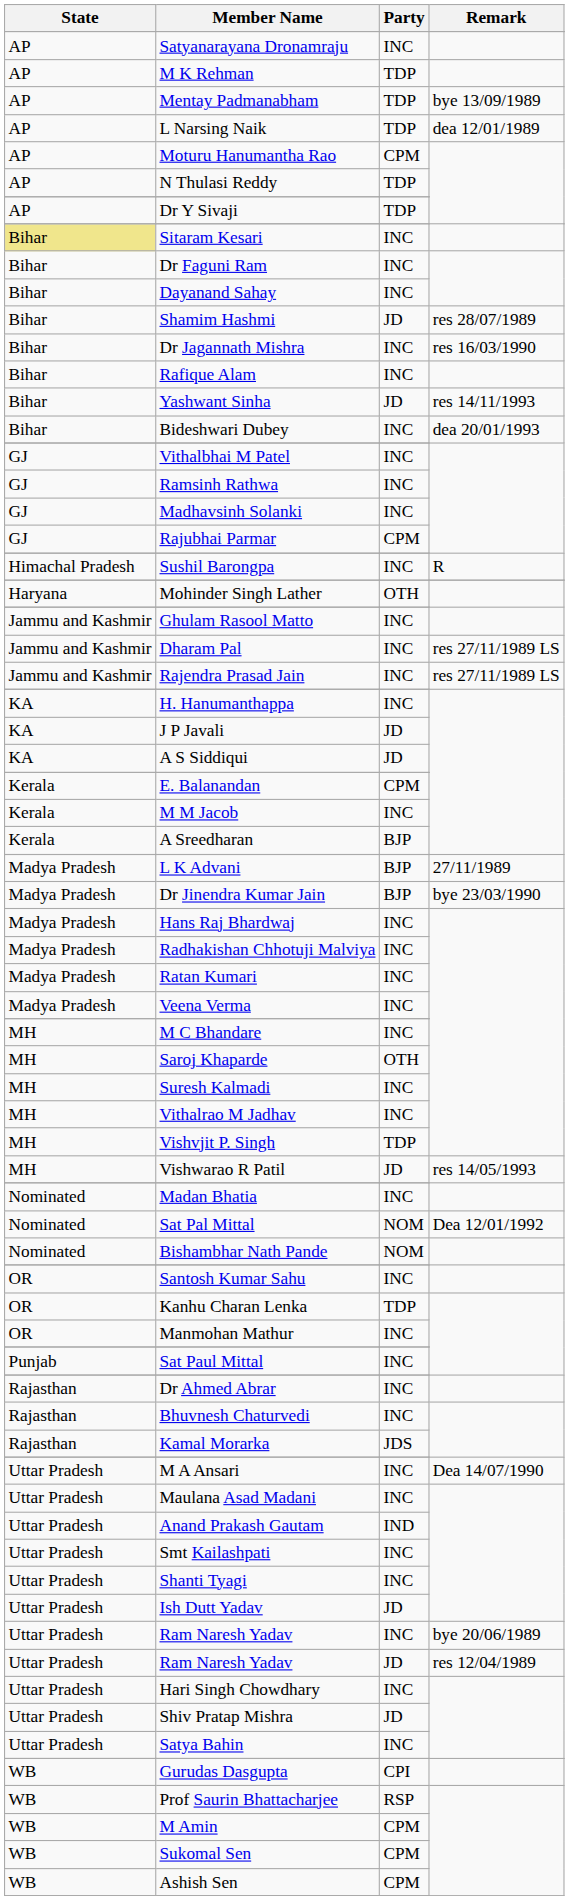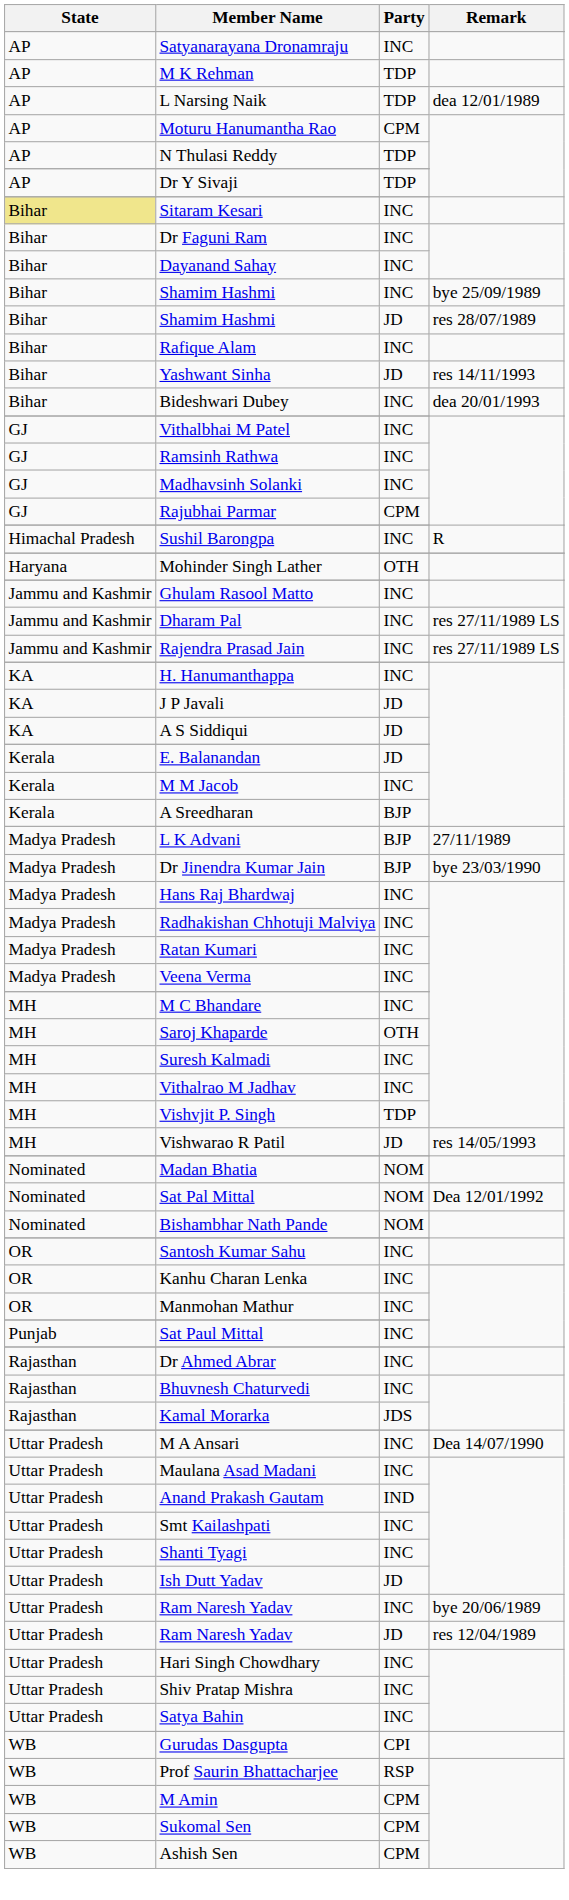- row: (239, 100)
+ row: (217, 292)
- row: (232, 347)
(402, 785) CPM -> (393, 758) JD
(398, 1196) INC -> (404, 1169) NOM
(400, 1306) TDP -> (398, 1278) INC
(393, 1717) JD -> (398, 1689) INC
